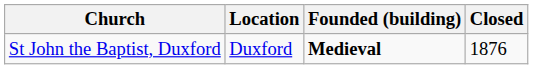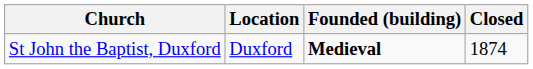(488, 48) 1876 -> (488, 48) 1874
